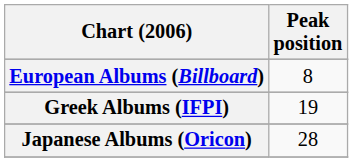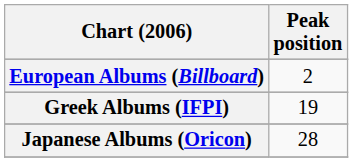(308, 75) 8 -> (308, 75) 2
